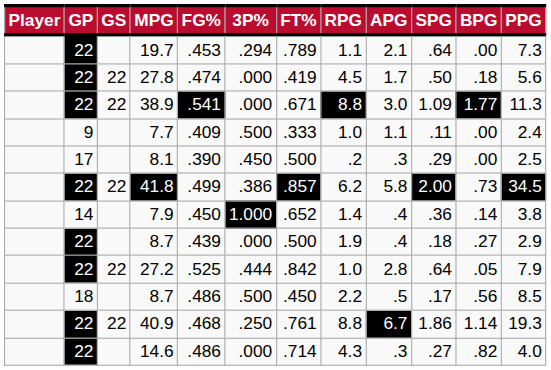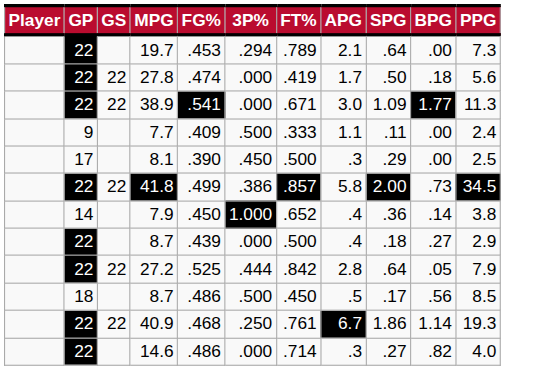- column: (343, 20)
